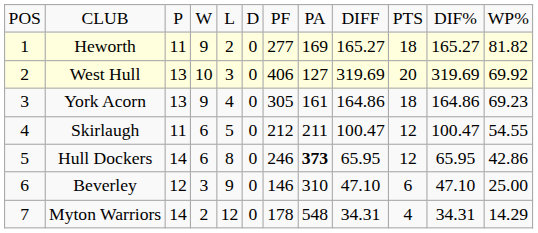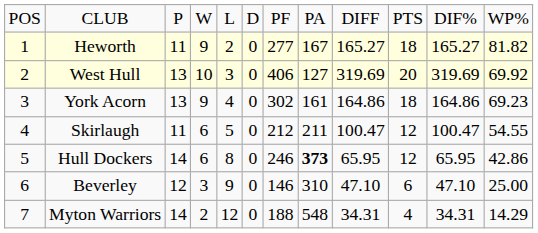(315, 46) 169 -> (315, 46) 167
(280, 102) 305 -> (280, 102) 302
(280, 213) 178 -> (280, 213) 188
